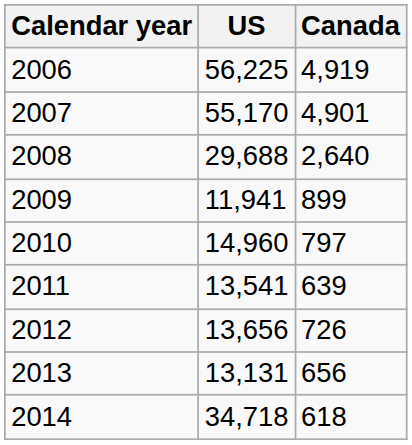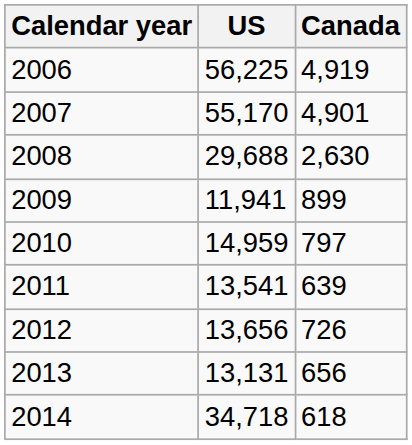(335, 156) 2,640 -> (335, 156) 2,630
(247, 243) 14,960 -> (247, 243) 14,959
